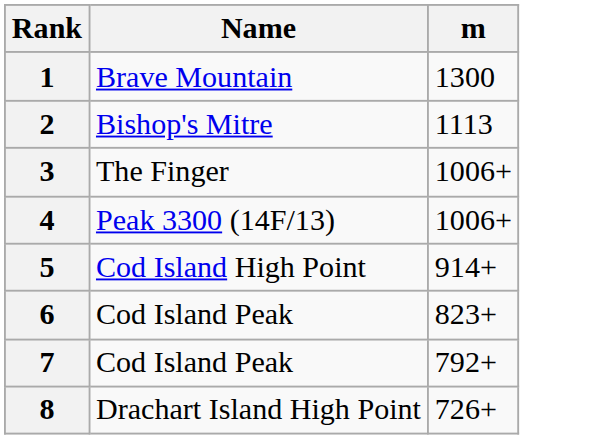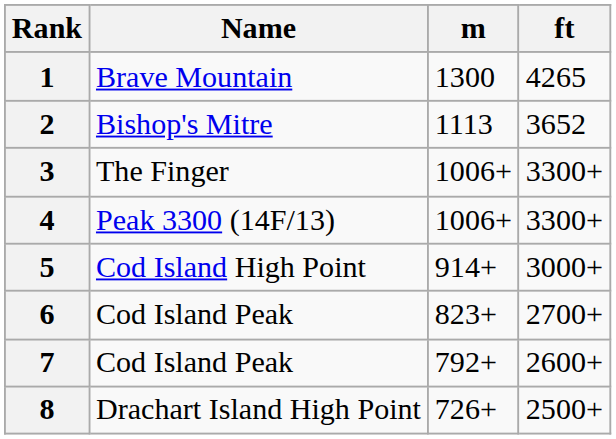+ column: (564, 28)
